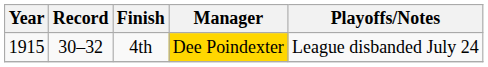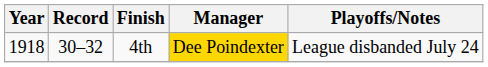(27, 47) 1915 -> (27, 47) 1918
